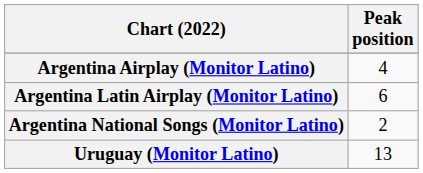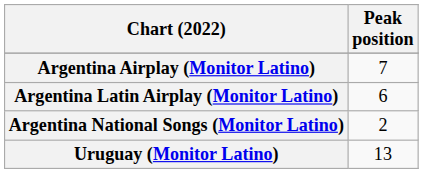(383, 67) 4 -> (383, 67) 7
